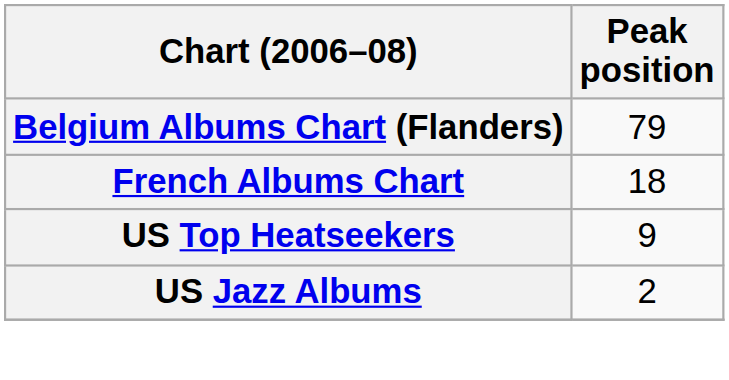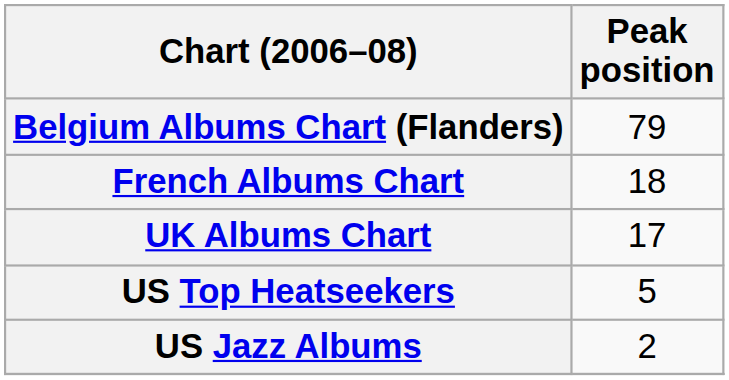+ row: (288, 236)
(647, 236) 9 -> (647, 291) 5
